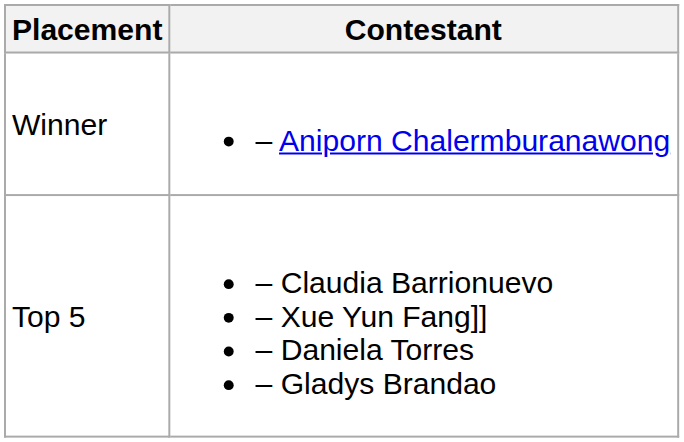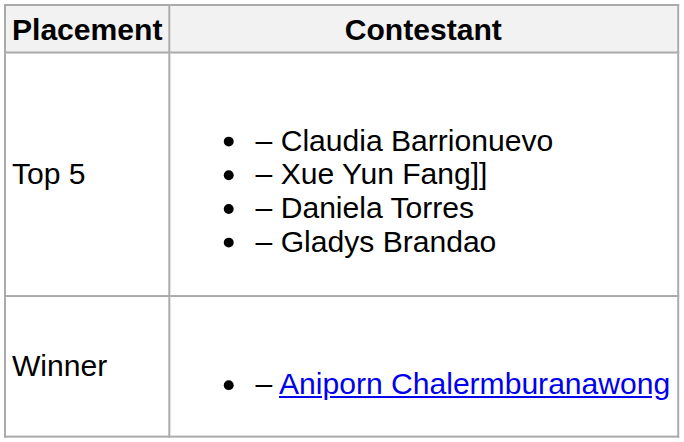rows swapped: (60, 124) <-> (49, 315)
